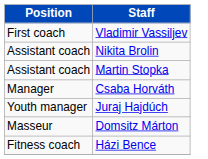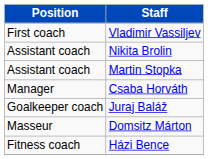- row: (132, 107)
+ row: (138, 107)
